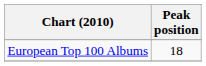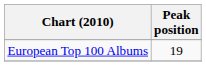(176, 50) 18 -> (176, 50) 19
